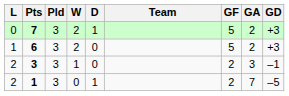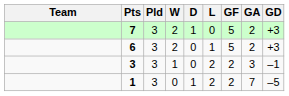columns swapped: (163, 13) <-> (14, 13)
